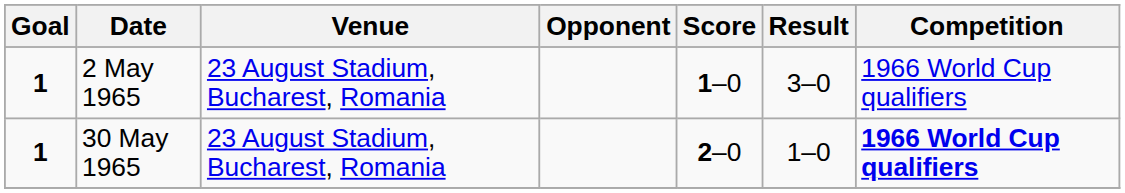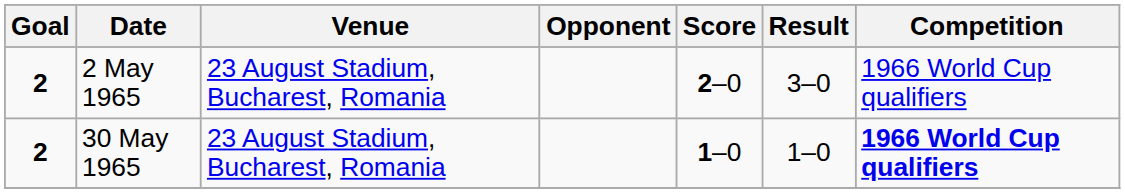(40, 82) 1 -> (40, 82) 2
(719, 82) 1–0 -> (719, 82) 2–0
(40, 153) 1 -> (40, 153) 2
(719, 153) 2–0 -> (719, 153) 1–0
